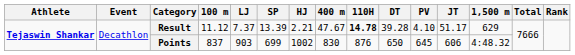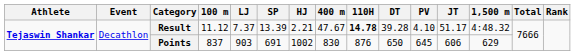(490, 27) 629 -> (490, 27) 4:48.32
(273, 42) 699 -> (273, 42) 691
(490, 42) 4:48.32 -> (490, 42) 629
